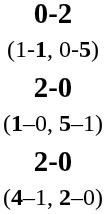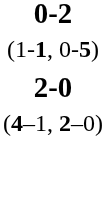- row: (53, 104)
